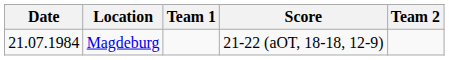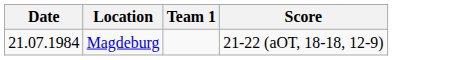- column: (415, 17)
